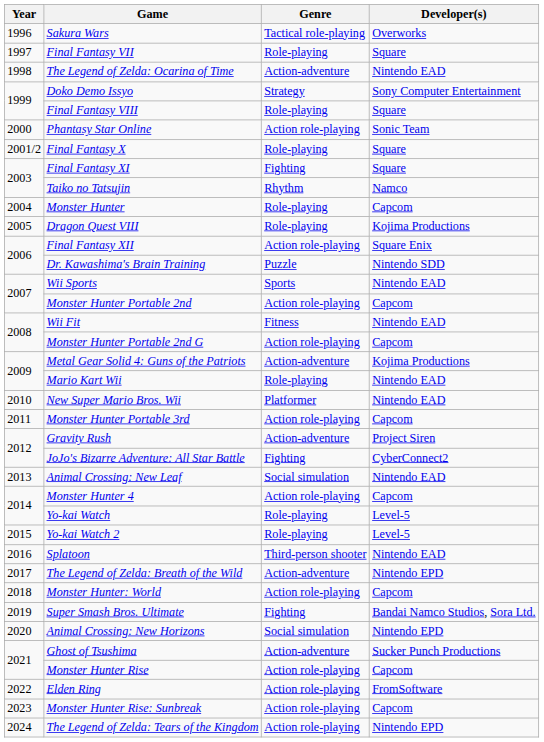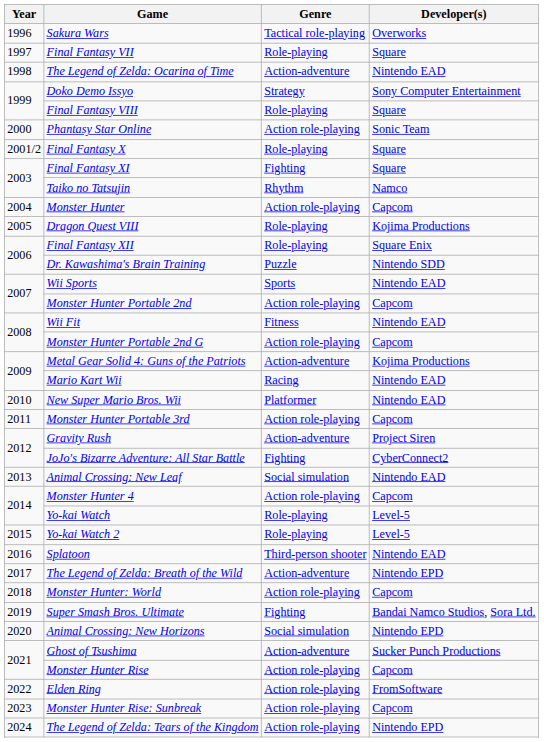(296, 206) Role-playing -> (312, 206) Action role-playing
(312, 245) Action role-playing -> (296, 245) Role-playing
(296, 380) Role-playing -> (281, 380) Racing
